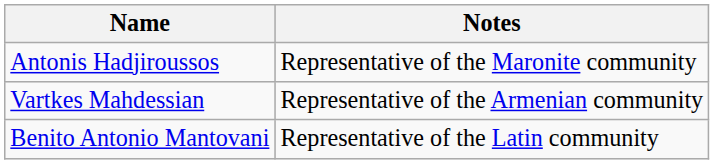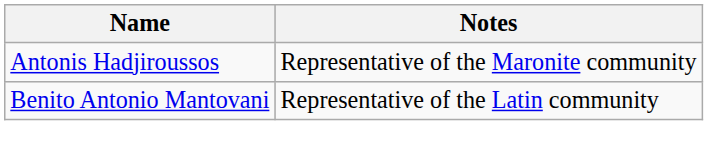- row: (107, 100)
